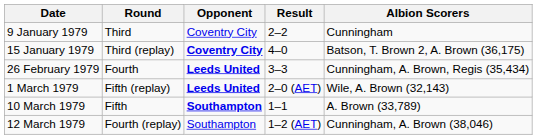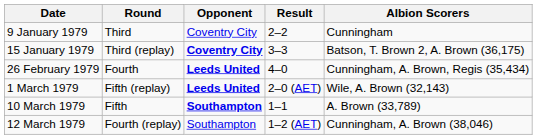(278, 50) 4–0 -> (278, 50) 3–3
(278, 69) 3–3 -> (278, 69) 4–0
